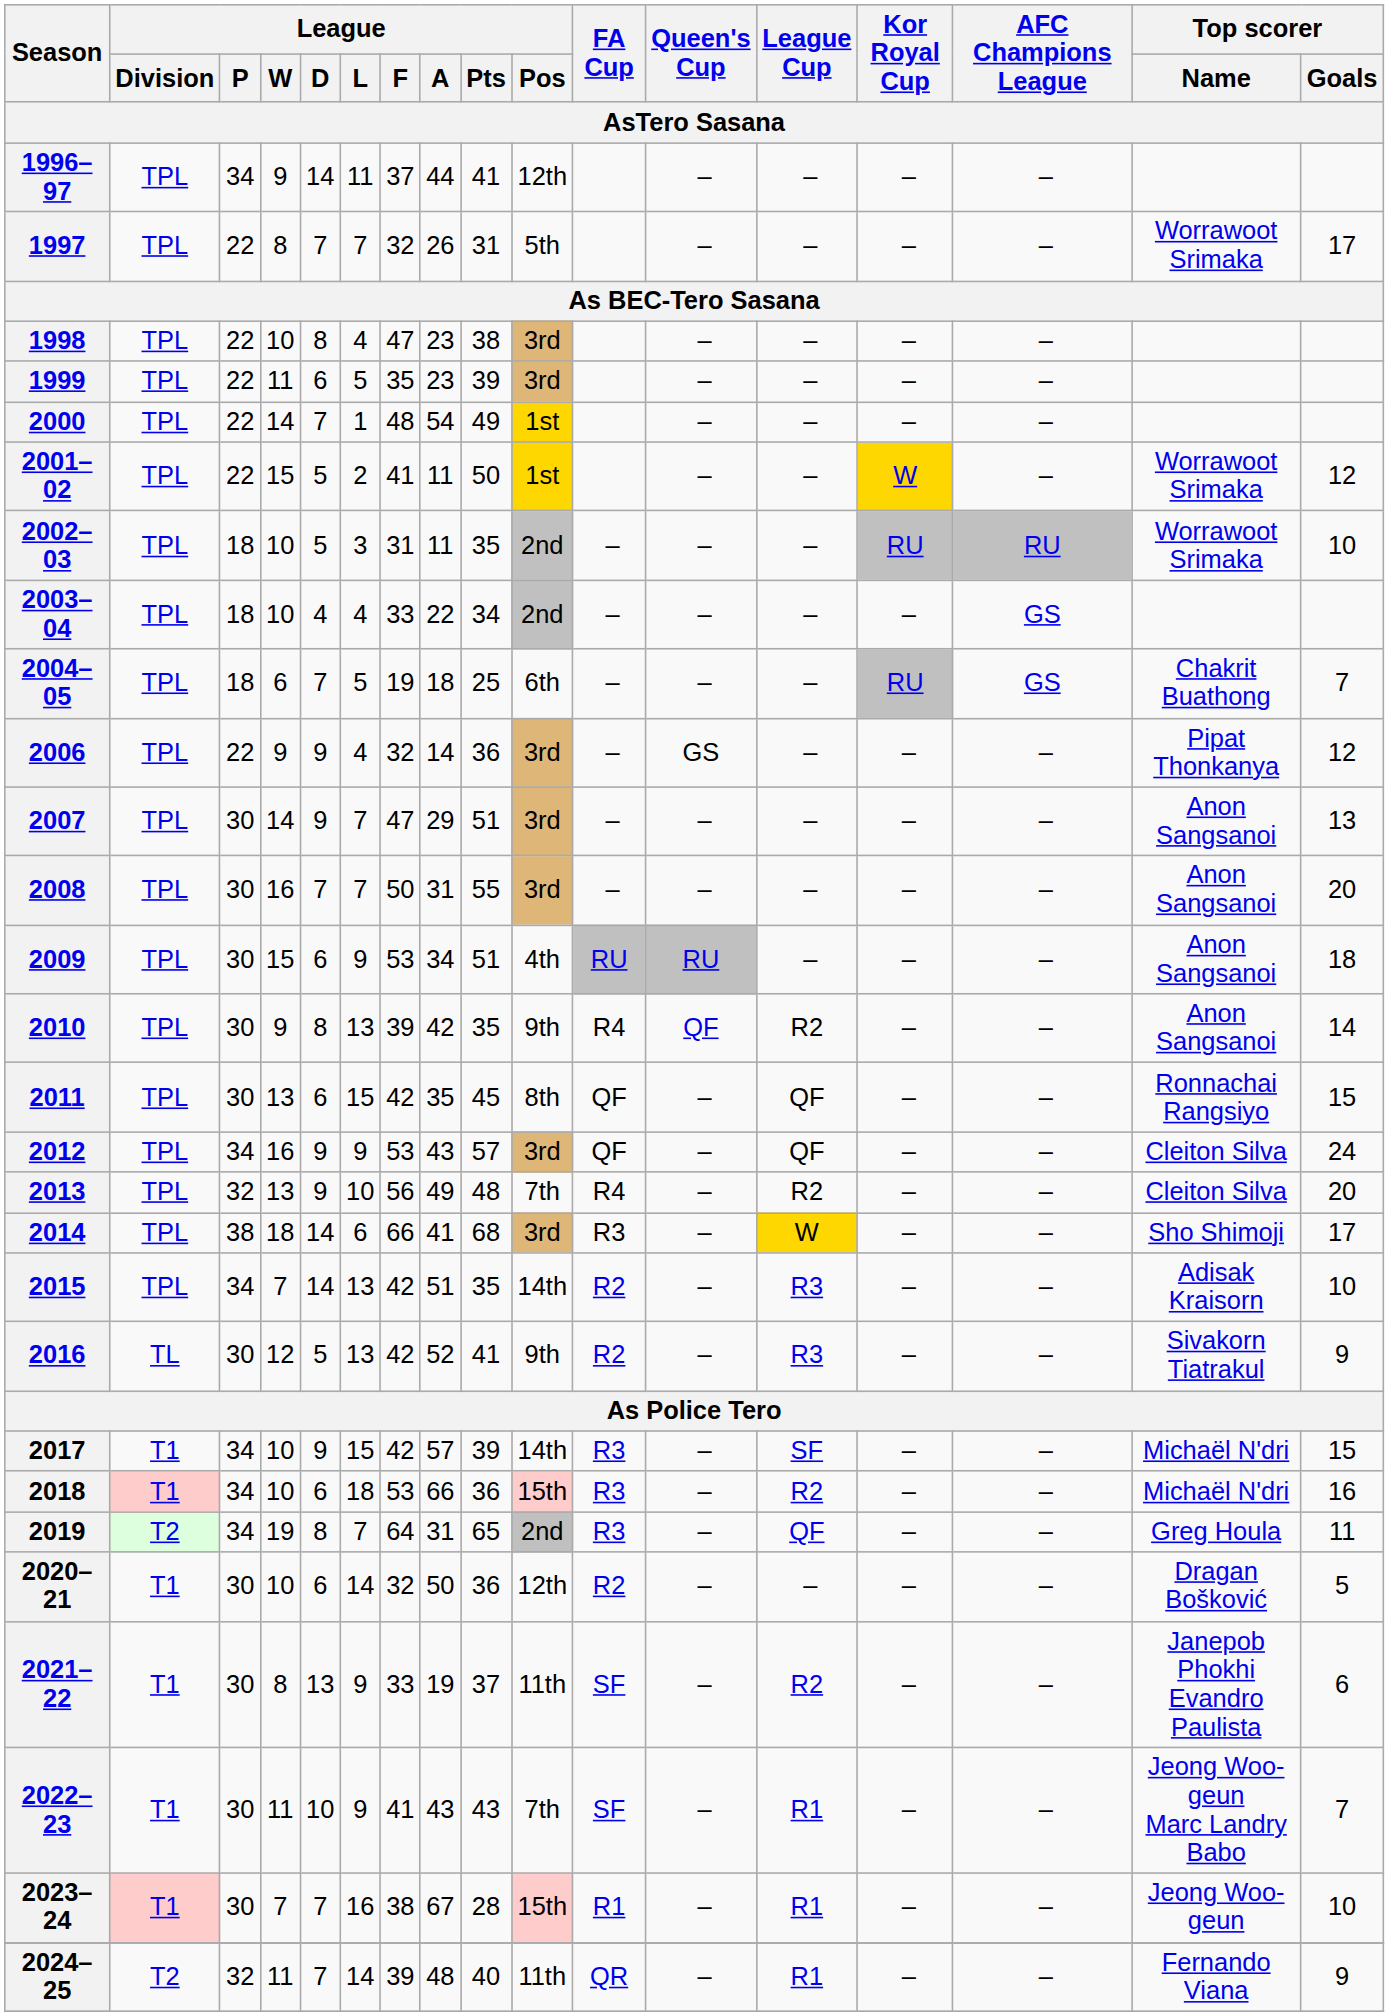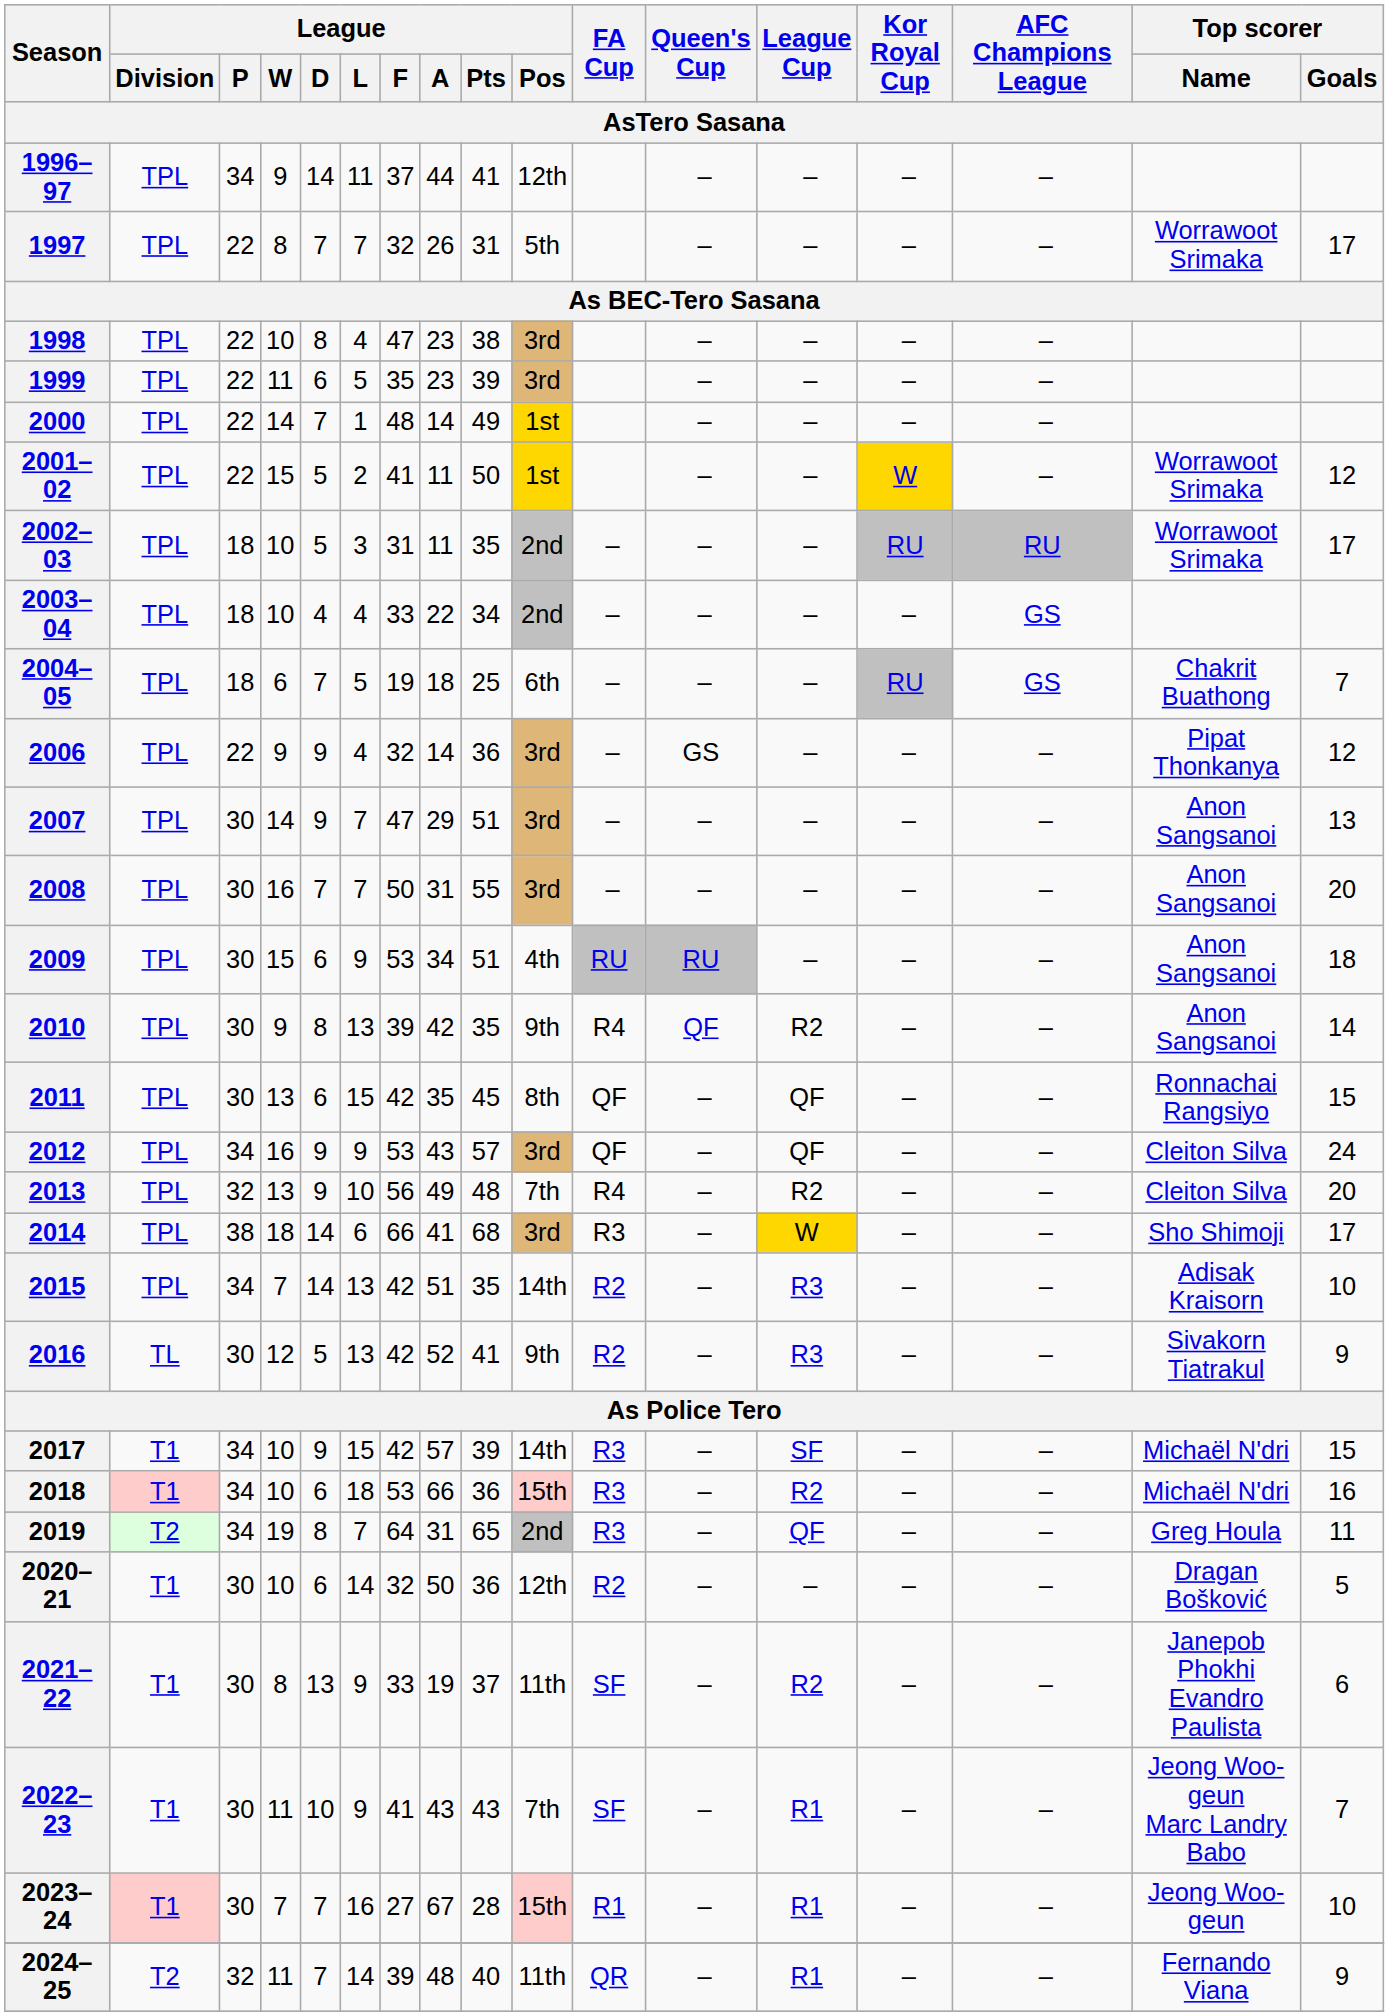(440, 421) 54 -> (440, 421) 14
(1342, 545) 10 -> (1342, 545) 17
(400, 1907) 38 -> (400, 1907) 27
